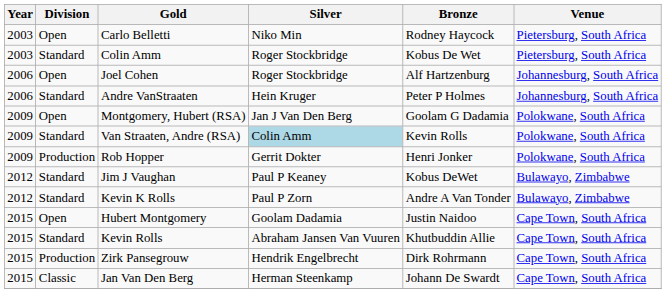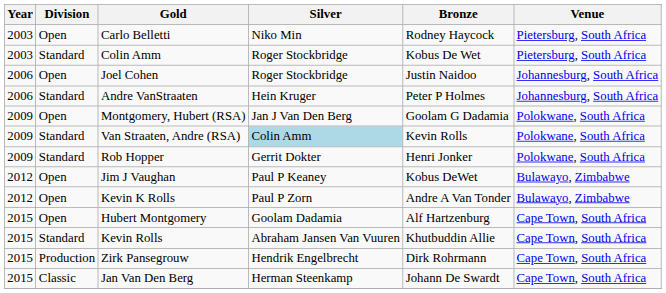(448, 75) Alf Hartzenburg -> (441, 75) Justin Naidoo
(67, 156) Production -> (62, 156) Standard
(62, 177) Standard -> (53, 177) Open
(62, 197) Standard -> (53, 197) Open
(441, 217) Justin Naidoo -> (448, 217) Alf Hartzenburg
